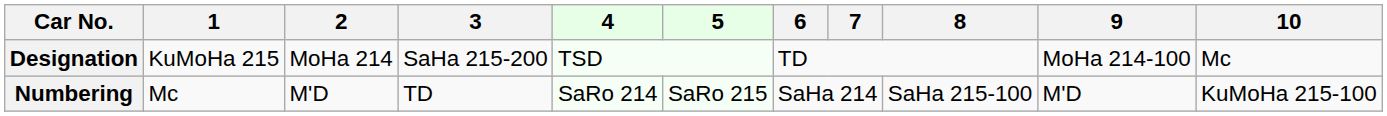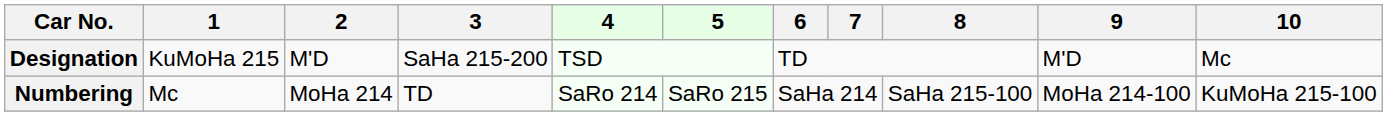(341, 57) MoHa 214 -> (309, 57) M'D
(1117, 57) MoHa 214-100 -> (1062, 57) M'D
(309, 93) M'D -> (341, 93) MoHa 214
(1062, 93) M'D -> (1117, 93) MoHa 214-100
